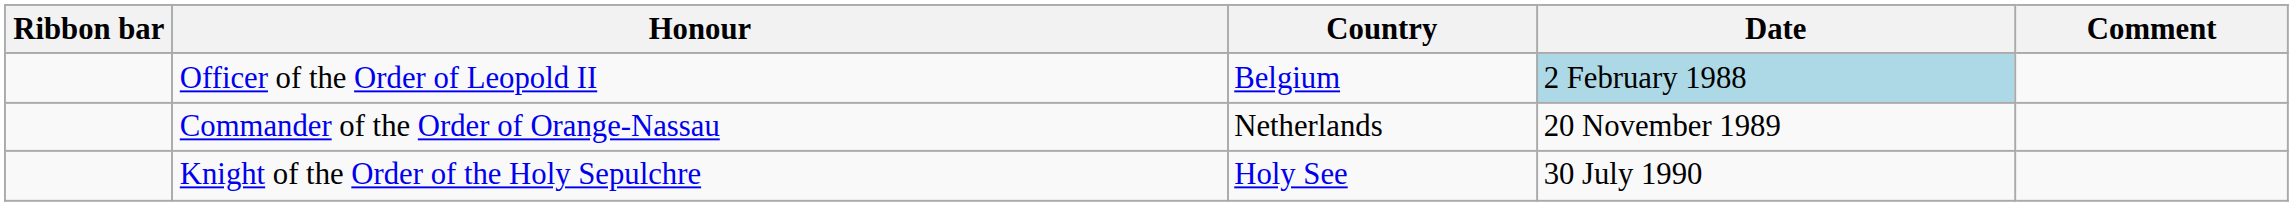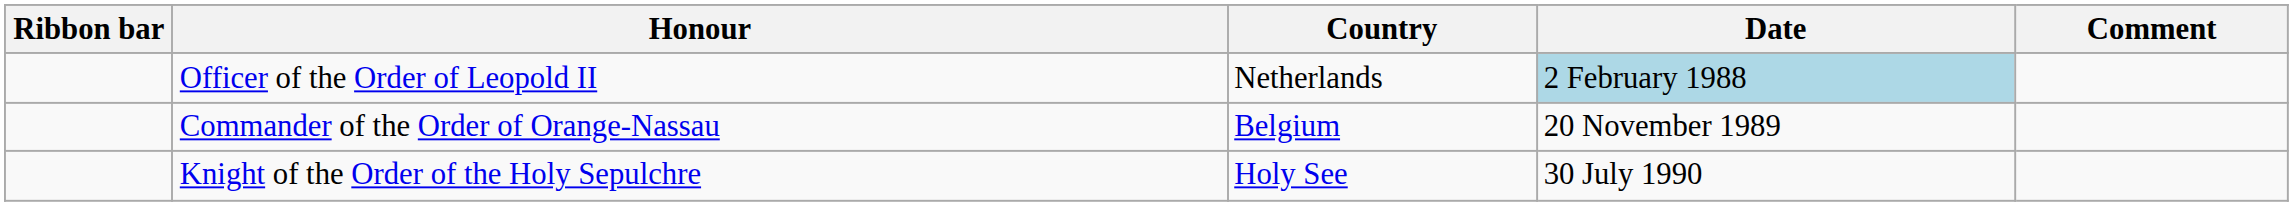(1287, 77) Belgium -> (1308, 77) Netherlands
(1308, 126) Netherlands -> (1287, 126) Belgium
